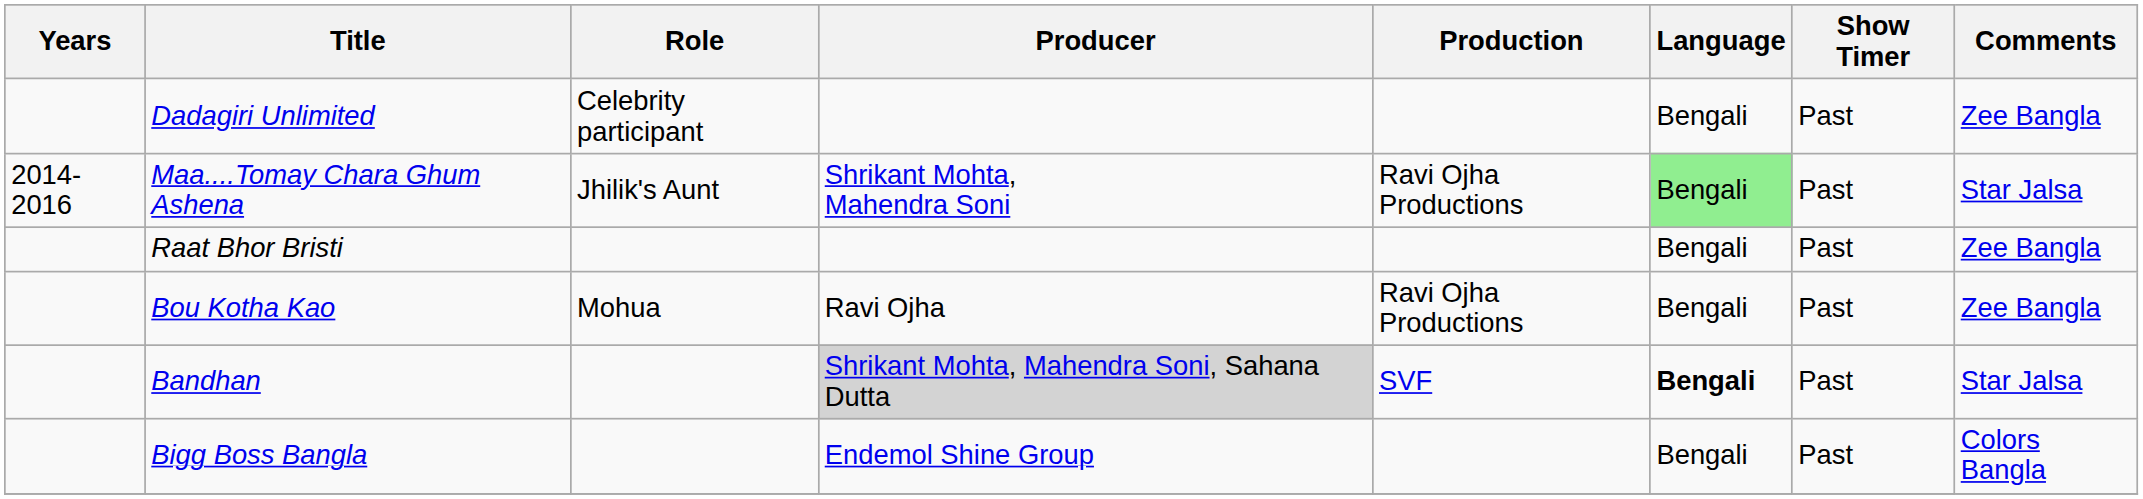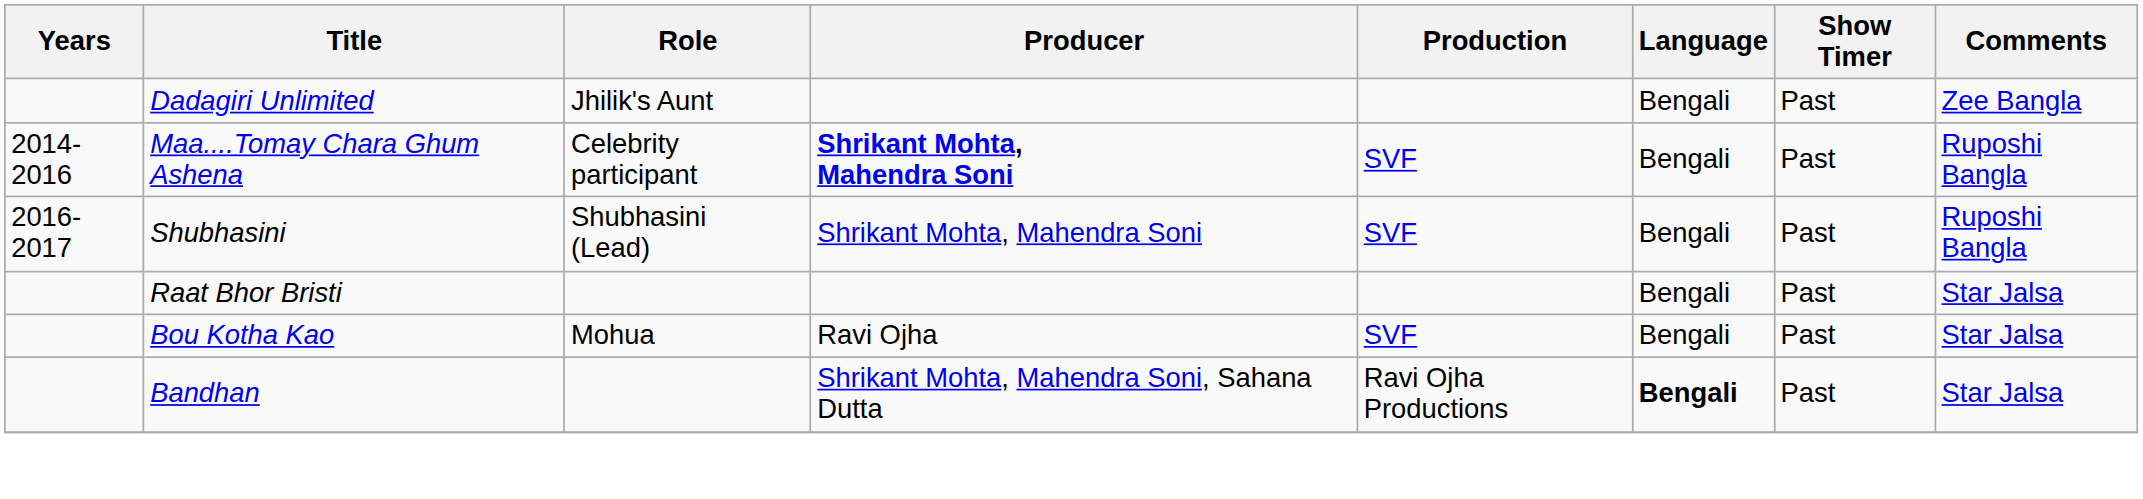(640, 115) Celebrity participant -> (642, 100) Jhilik's Aunt
(648, 189) Jhilik's Aunt -> (634, 159) Celebrity participant
(921, 189) normal -> (920, 159) bold
(1451, 189) Ravi Ojha Productions -> (1390, 159) SVF
(1702, 189) lightgreen background -> (1684, 159) no background
(2022, 189) Star Jalsa -> (1992, 159) Ruposhi Bangla
+ row: (218, 233)
(2031, 248) Zee Bangla -> (2002, 292) Star Jalsa
(1451, 307) Ravi Ojha Productions -> (1390, 335) SVF
(2031, 307) Zee Bangla -> (2002, 335) Star Jalsa
(1072, 381) lightgrey background -> (1064, 394) no background
(1406, 381) SVF -> (1436, 394) Ravi Ojha Productions
- row: (259, 455)
